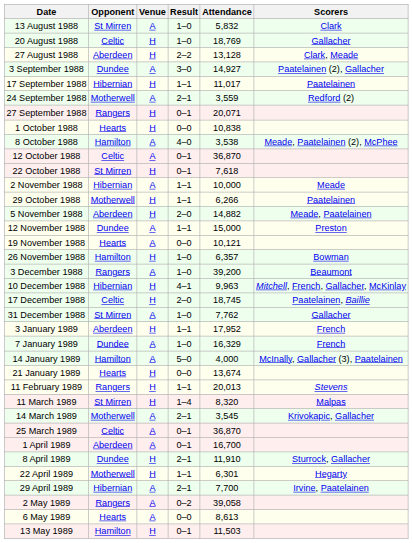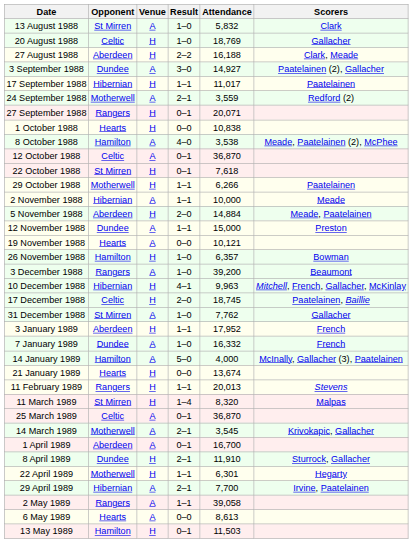(227, 55) 13,128 -> (227, 55) 16,188
rows swapped: (46, 199) <-> (46, 185)
(227, 214) 14,882 -> (227, 214) 14,884
(227, 344) 16,329 -> (227, 344) 16,332
rows swapped: (46, 416) <-> (46, 430)
(184, 503) 0–2 -> (184, 503) 1–1
